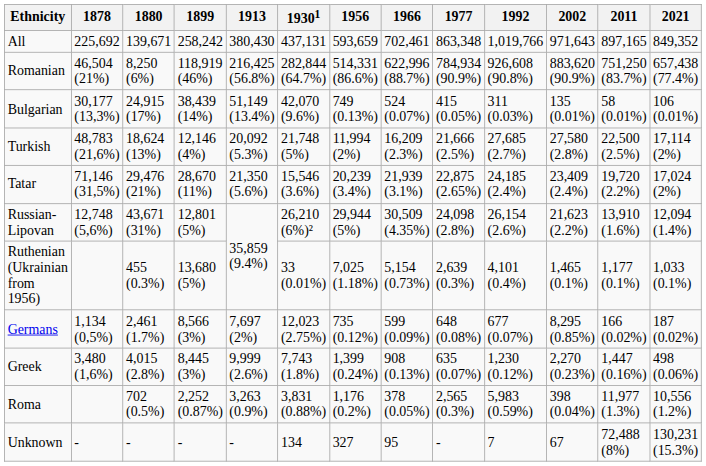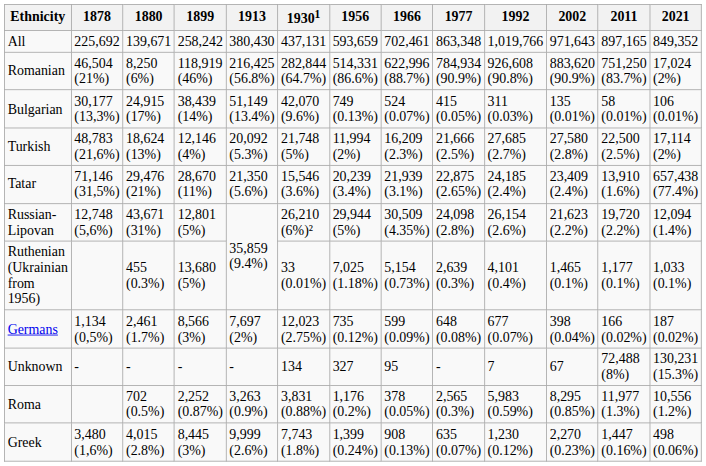(676, 71) 657,438 (77.4%) -> (672, 71) 17,024 (2%)
(621, 184) 19,720 (2.2%) -> (621, 184) 13,910 (1.6%)
(672, 184) 17,024 (2%) -> (676, 184) 657,438 (77.4%)
(621, 222) 13,910 (1.6%) -> (621, 222) 19,720 (2.2%)
(572, 329) 8,295 (0.85%) -> (572, 329) 398 (0.04%)
rows swapped: (25, 366) <-> (35, 442)
(572, 404) 398 (0.04%) -> (572, 404) 8,295 (0.85%)
